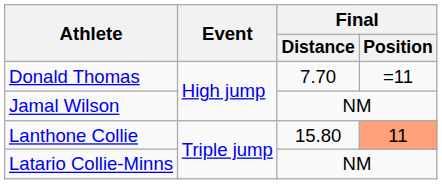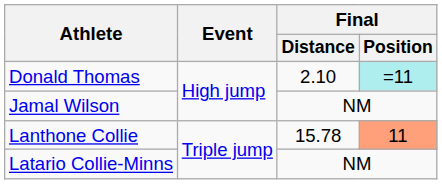(318, 77) 7.70 -> (318, 77) 2.10
(398, 77) no background -> (398, 77) paleturquoise background
(318, 135) 15.80 -> (318, 135) 15.78
